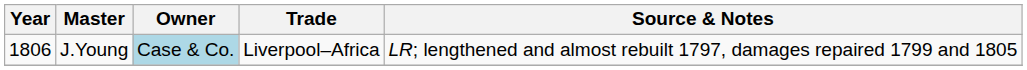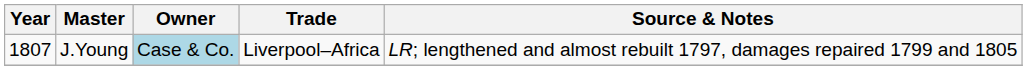(30, 49) 1806 -> (30, 49) 1807
